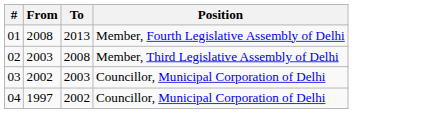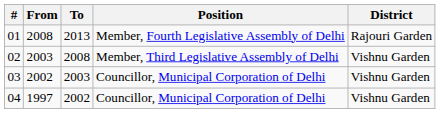+ column: (391, 14)
